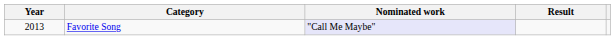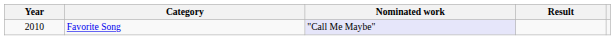(34, 27) 2013 -> (34, 27) 2010
